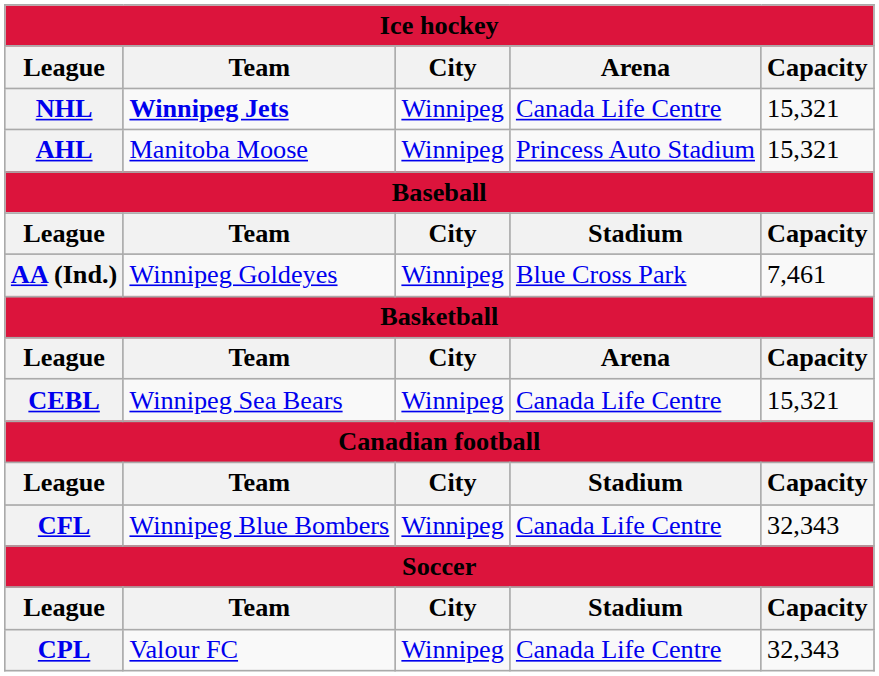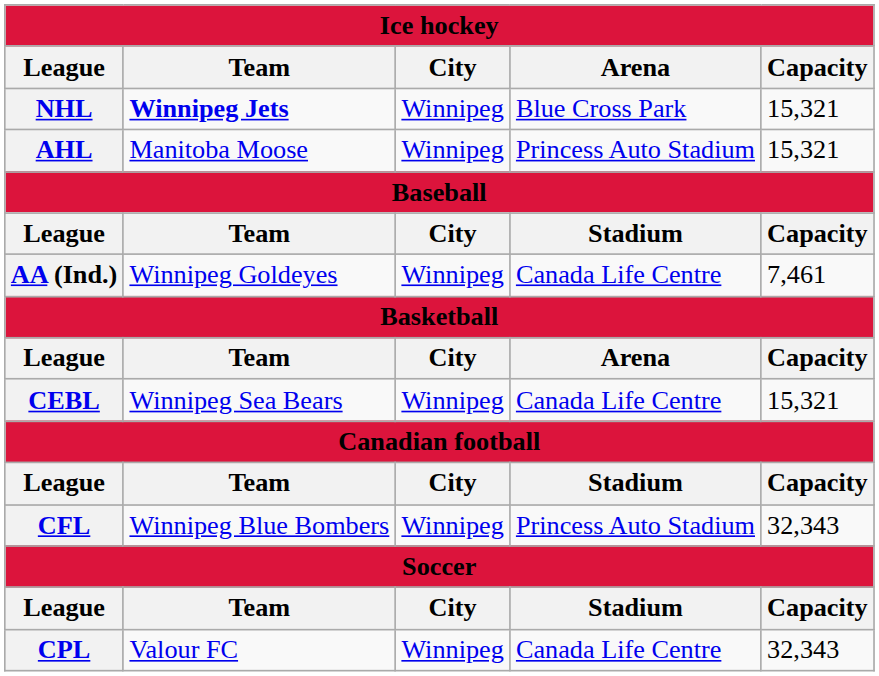(619, 108) Canada Life Centre -> (601, 108) Blue Cross Park
(601, 274) Blue Cross Park -> (619, 274) Canada Life Centre
(619, 524) Canada Life Centre -> (635, 524) Princess Auto Stadium
